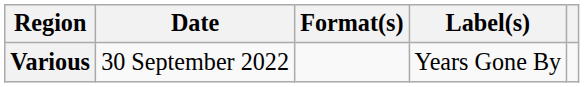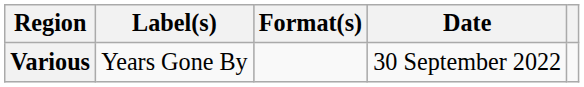columns swapped: (195, 23) <-> (488, 23)
